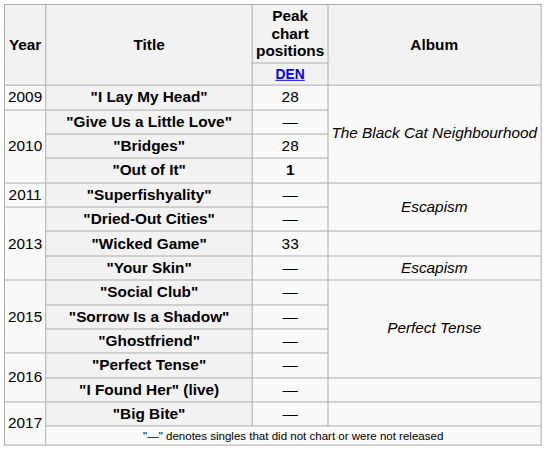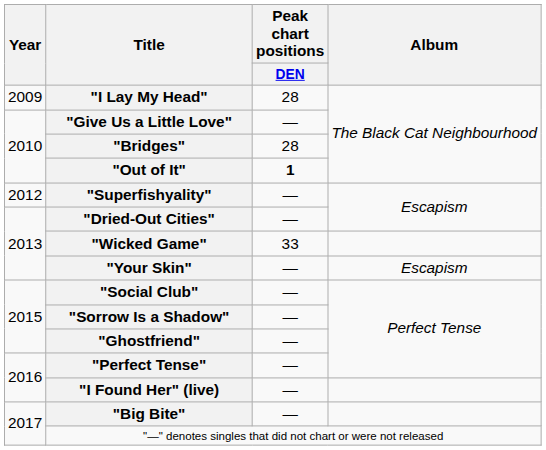(25, 194) 2011 -> (25, 194) 2012
